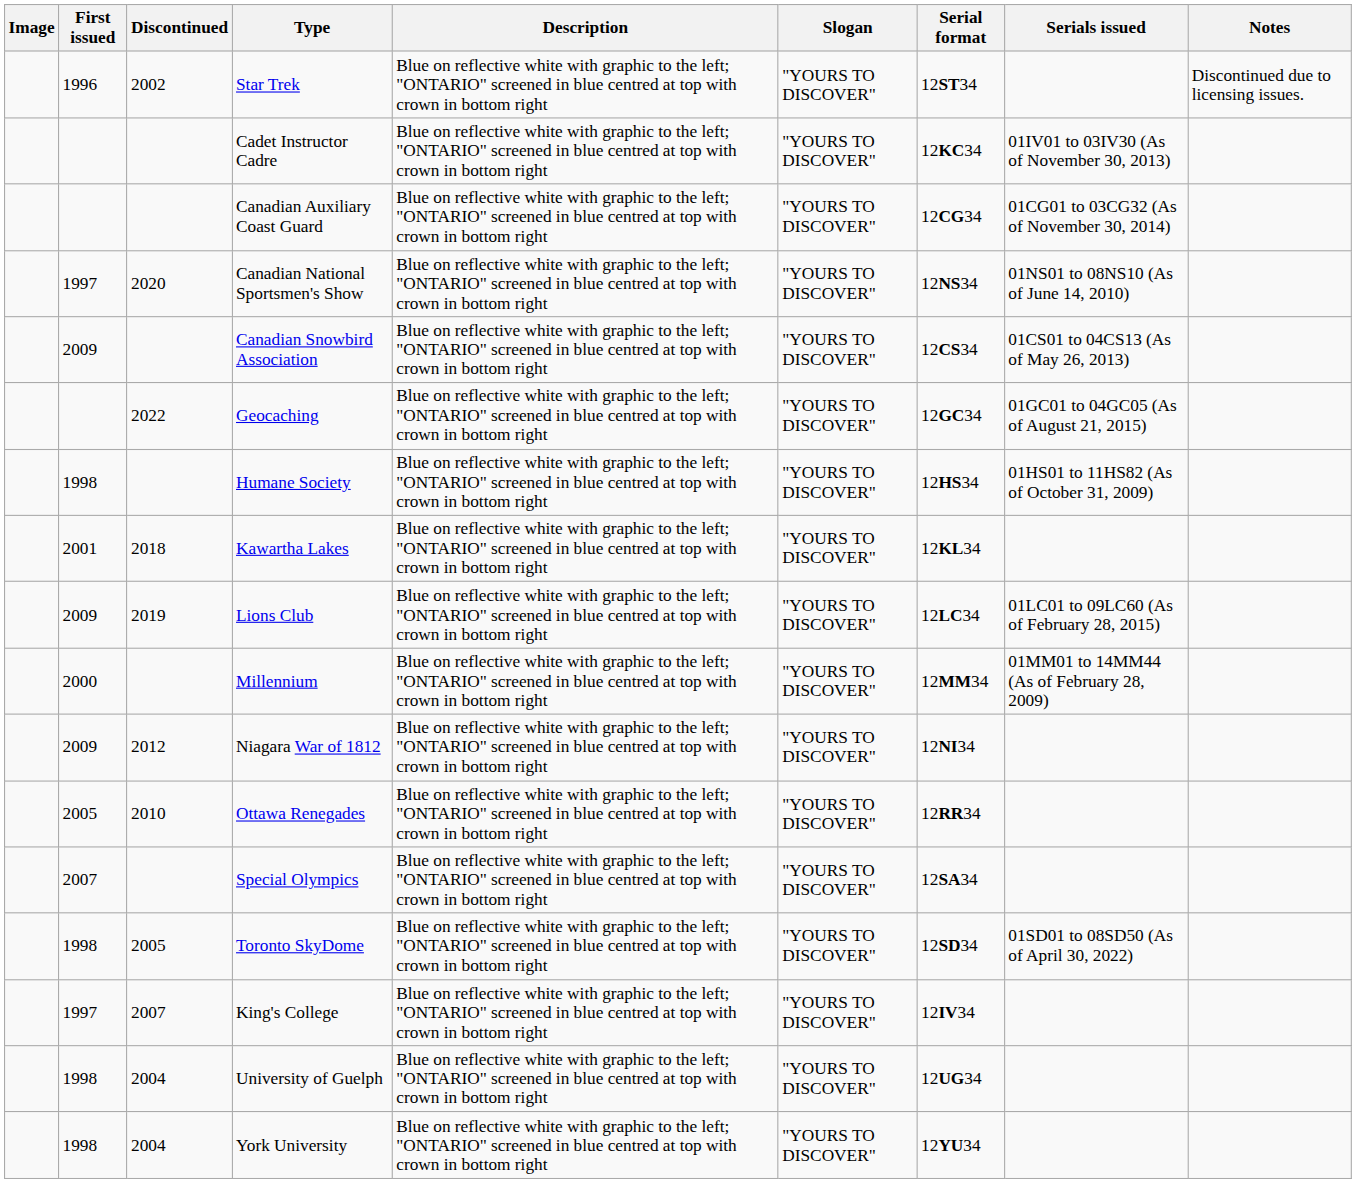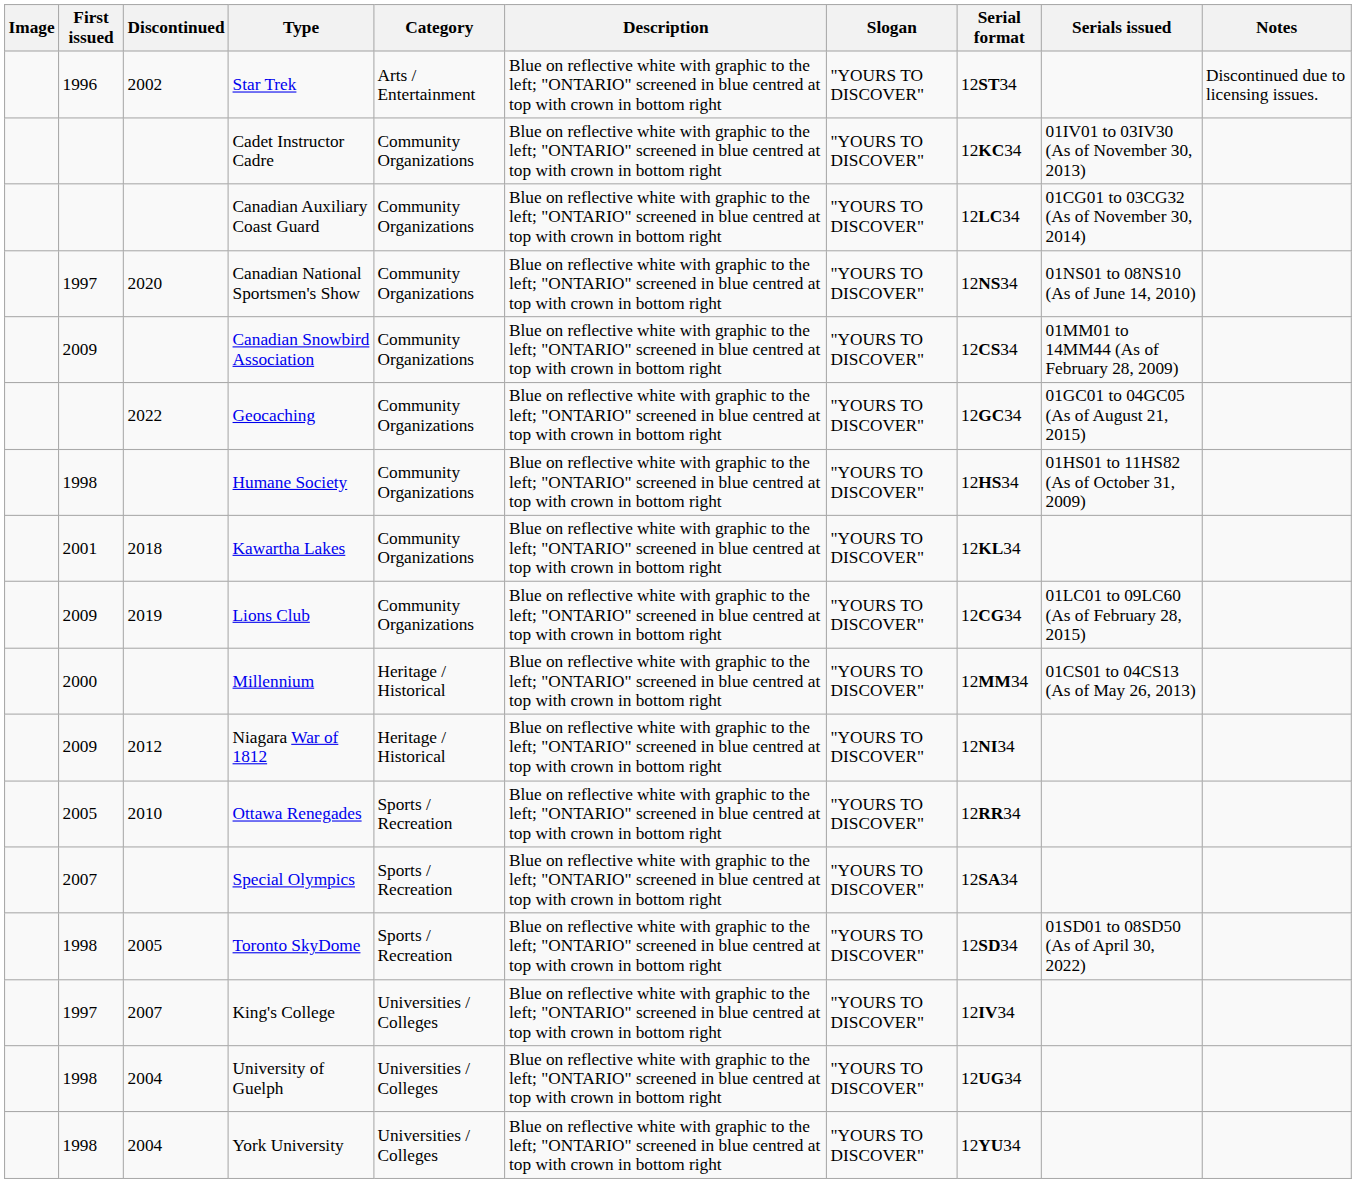+ column: (439, 27)
(951, 217) 12CG34 -> (990, 217) 12LC34
(1090, 349) 01CS01 to 04CS13 (As of May 26, 2013) -> (1112, 349) 01MM01 to 14MM44 (As of February 28, 2009)
(950, 614) 12LC34 -> (991, 614) 12CG34
(1085, 681) 01MM01 to 14MM44 (As of February 28, 2009) -> (1121, 681) 01CS01 to 04CS13 (As of May 26, 2013)
